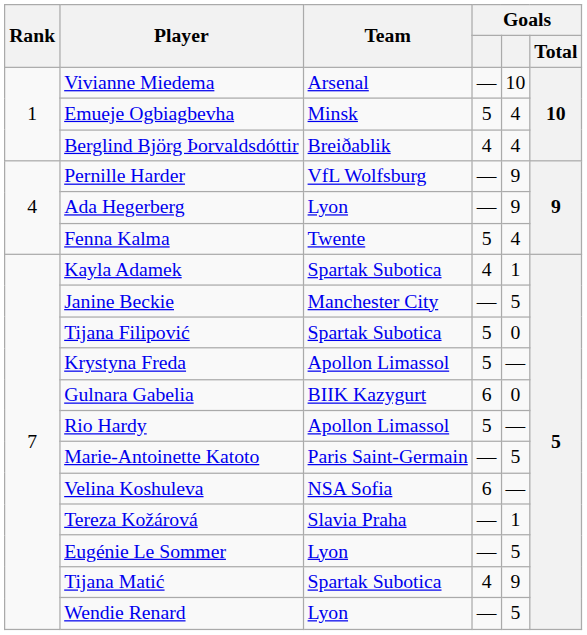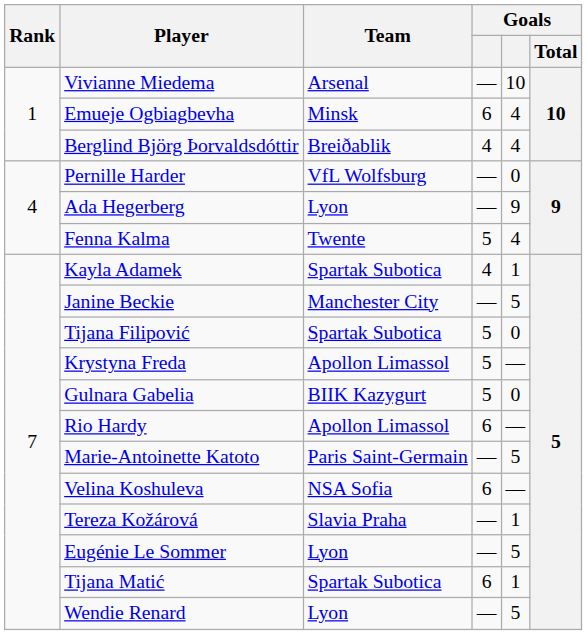(487, 113) 5 -> (487, 113) 6
(515, 176) 9 -> (515, 176) 0
(487, 394) 6 -> (487, 394) 5
(487, 425) 5 -> (487, 425) 6
(487, 581) 4 -> (487, 581) 6
(515, 581) 9 -> (515, 581) 1
